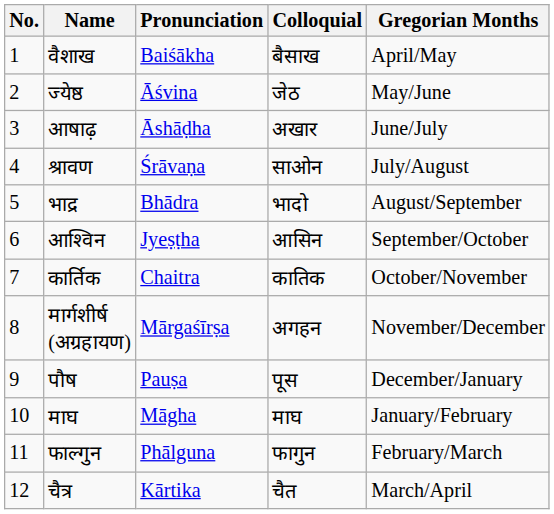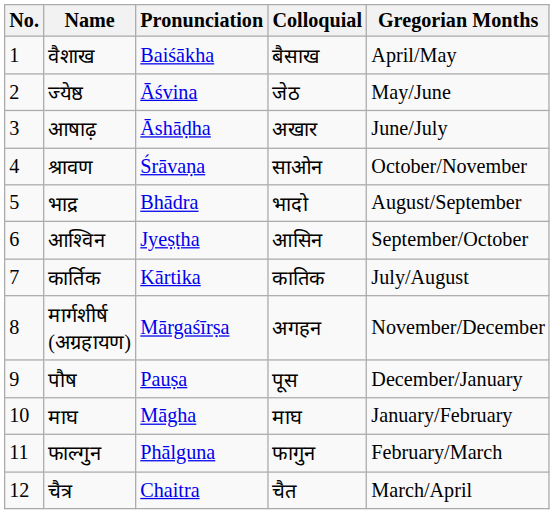(420, 166) July/August -> (449, 166) October/November
(170, 277) Chaitra -> (171, 277) Kārtika
(449, 277) October/November -> (420, 277) July/August
(171, 489) Kārtika -> (170, 489) Chaitra
